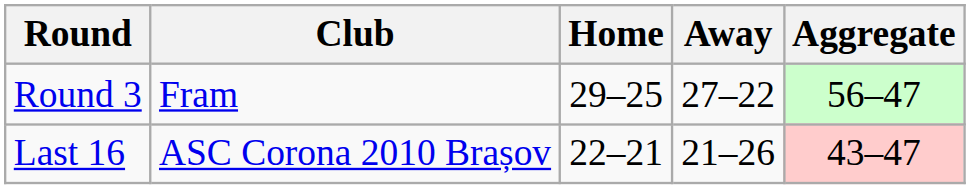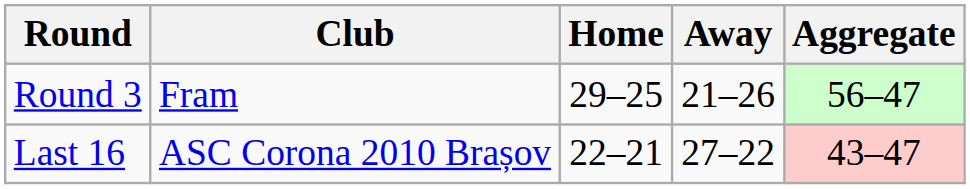(728, 93) 27–22 -> (728, 93) 21–26
(728, 152) 21–26 -> (728, 152) 27–22
